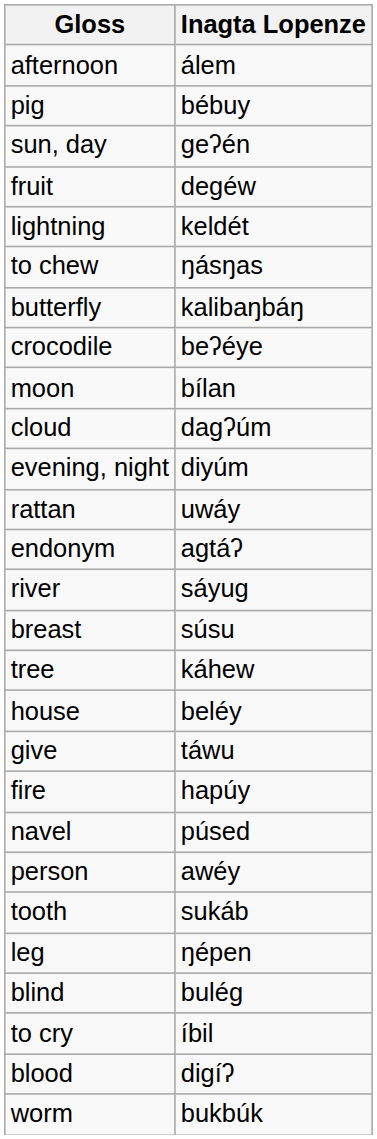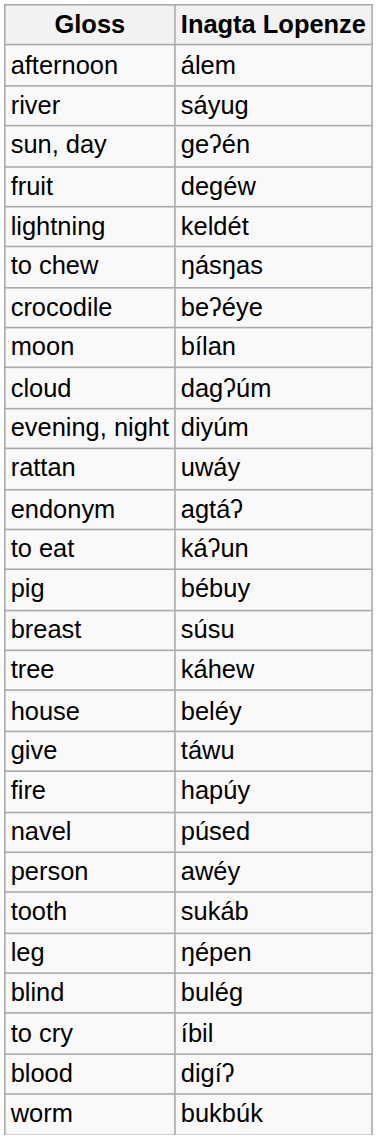rows swapped: (28, 105) <-> (35, 589)
- row: (56, 307)
+ row: (42, 549)
